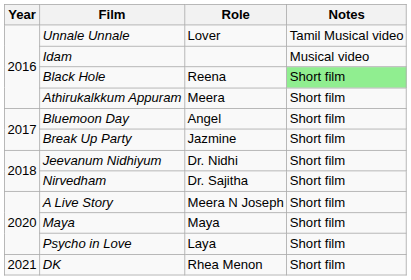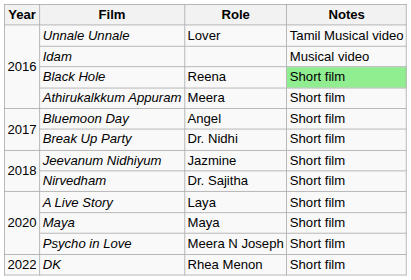(212, 139) Jazmine -> (213, 139) Dr. Nidhi
(213, 160) Dr. Nidhi -> (212, 160) Jazmine
(236, 202) Meera N Joseph -> (202, 202) Laya
(202, 243) Laya -> (236, 243) Meera N Joseph
(22, 264) 2021 -> (22, 264) 2022
